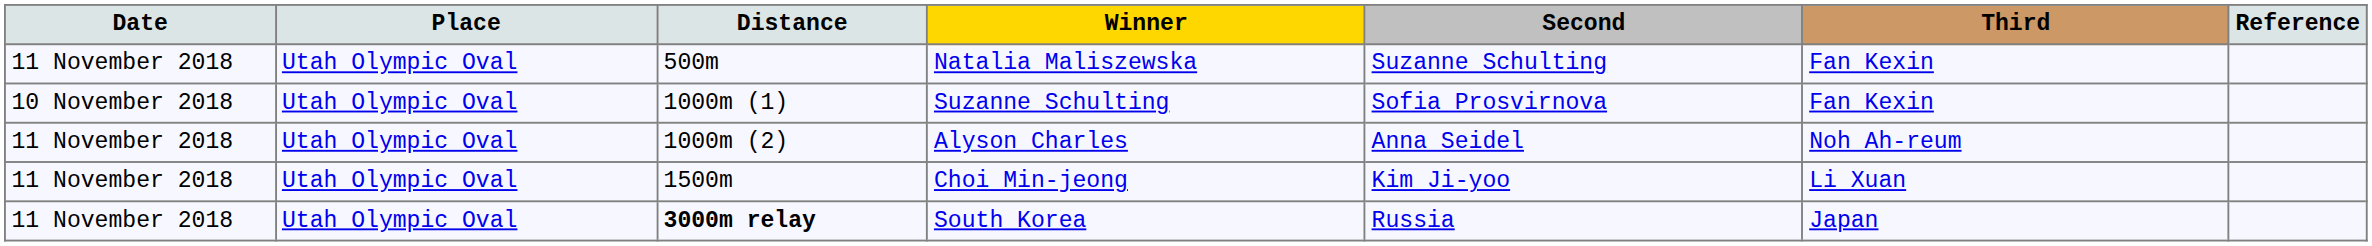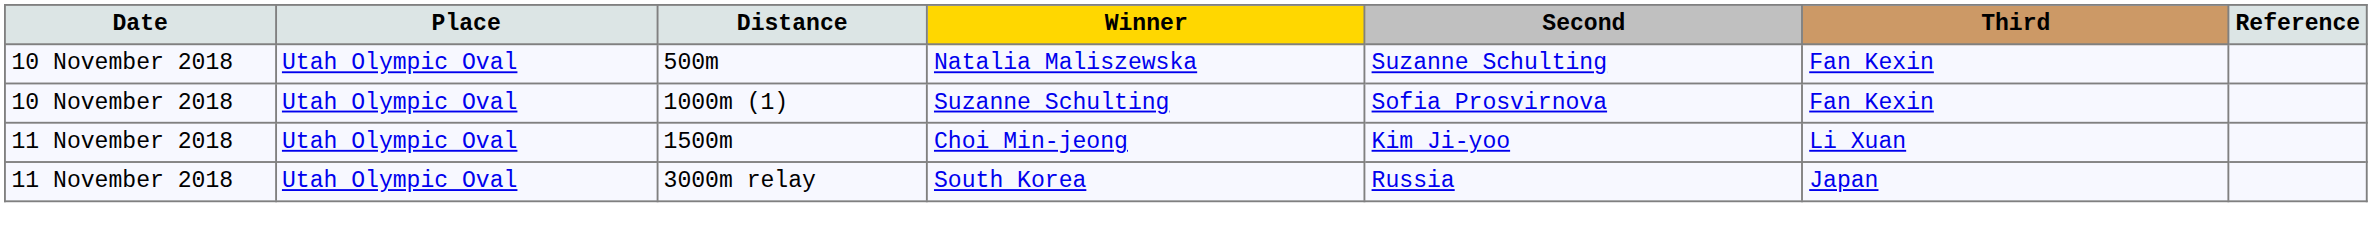(122, 64) 11 November 2018 -> (122, 64) 10 November 2018
- row: (1031, 142)
(740, 221) bold -> (740, 182) normal
